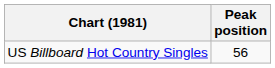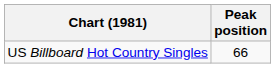(241, 52) 56 -> (241, 52) 66
